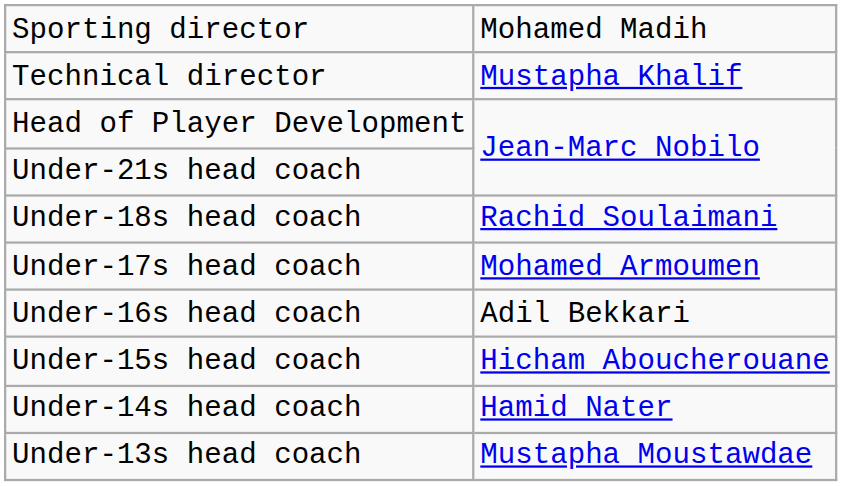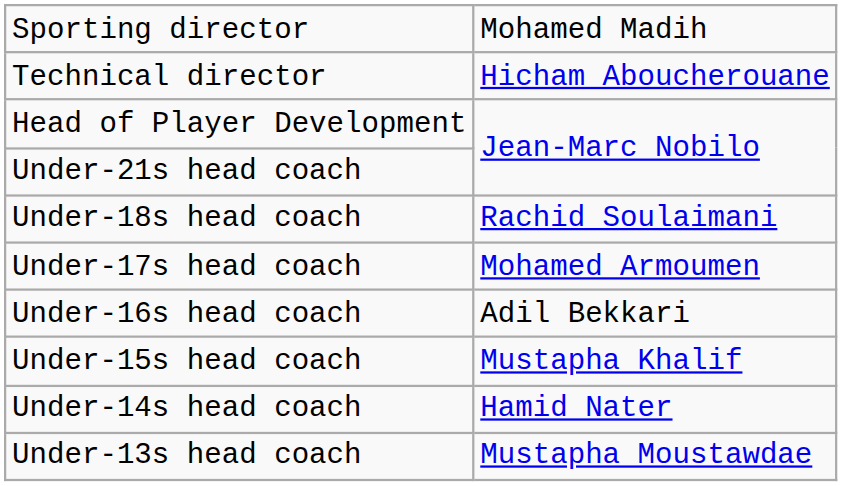(611, 76) Mustapha Khalif -> (655, 76) Hicham Aboucherouane
(655, 361) Hicham Aboucherouane -> (611, 361) Mustapha Khalif
